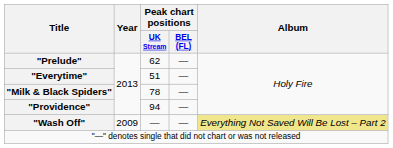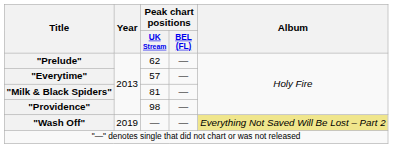(155, 76) 51 -> (155, 76) 57
(155, 91) 78 -> (155, 91) 81
(155, 107) 94 -> (155, 107) 98
(127, 122) 2009 -> (127, 122) 2019
